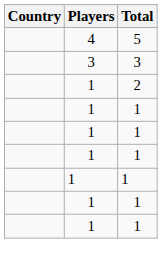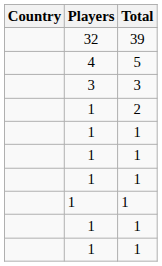+ row: (91, 39)
